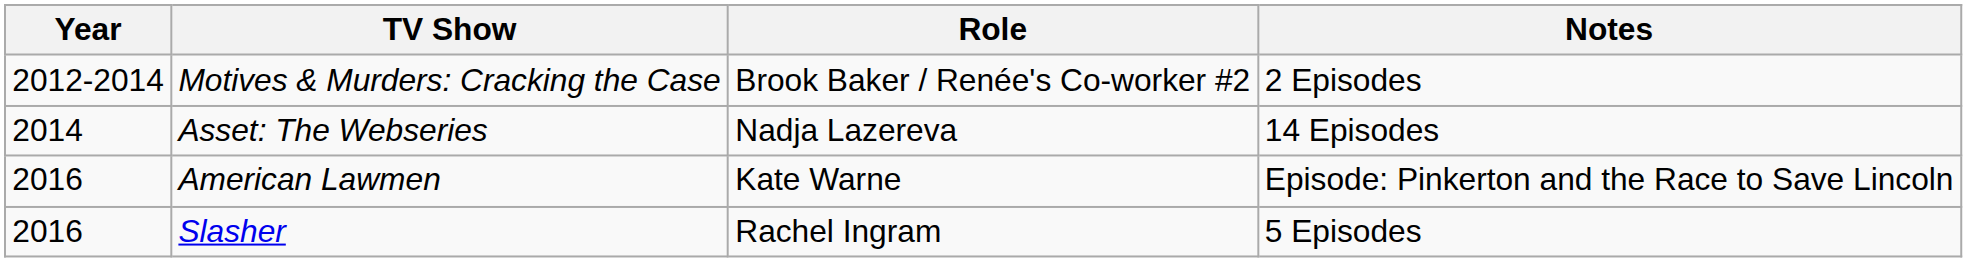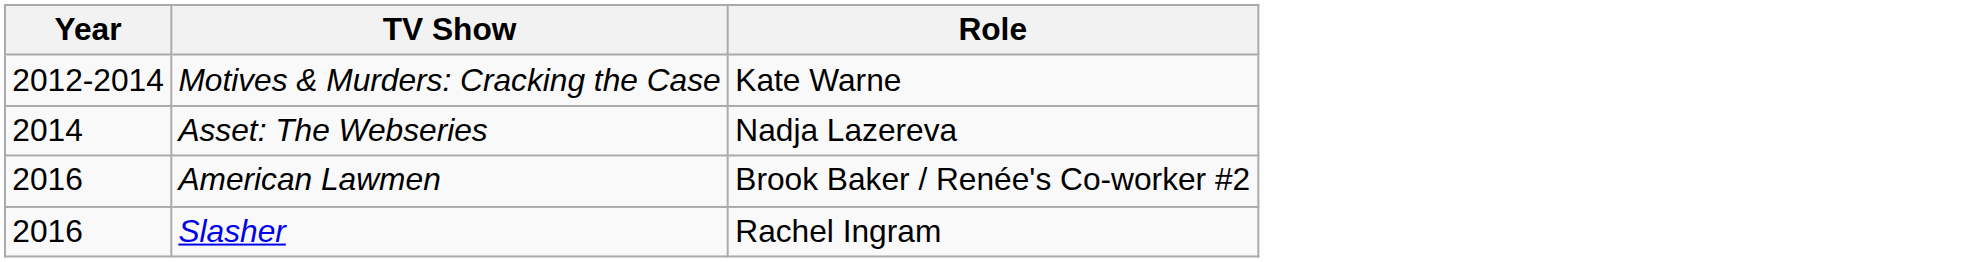- column: (1609, 29)
(993, 79) Brook Baker / Renée's Co-worker #2 -> (818, 79) Kate Warne
(818, 180) Kate Warne -> (993, 180) Brook Baker / Renée's Co-worker #2
